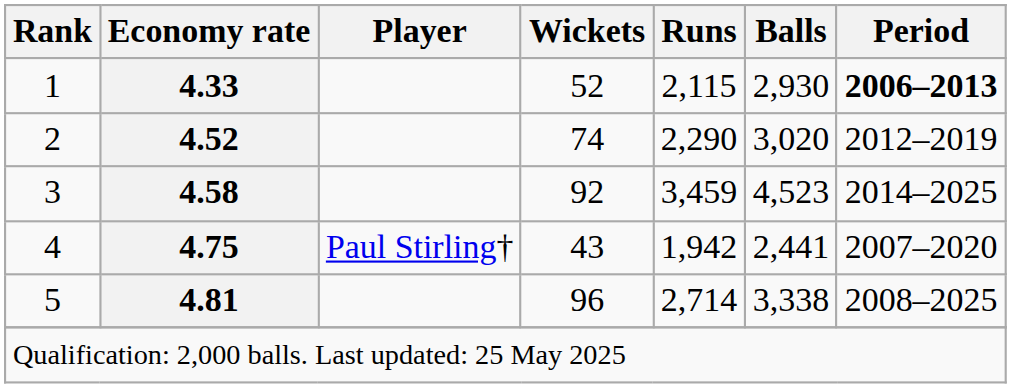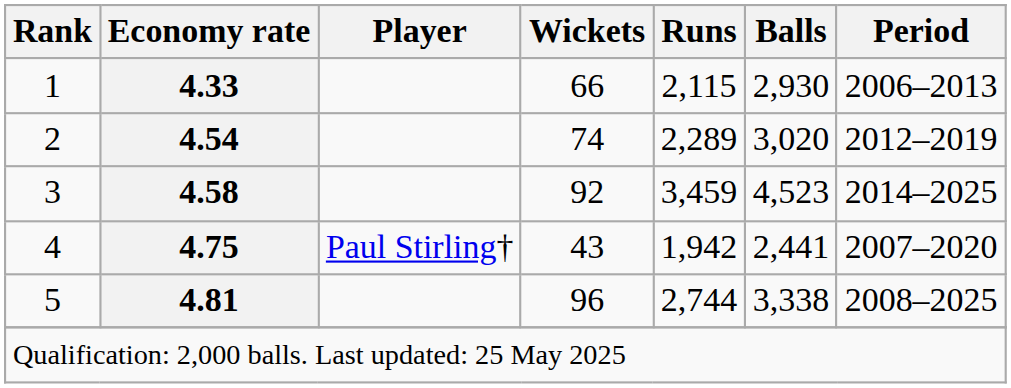(587, 85) 52 -> (587, 85) 66
(921, 85) bold -> (921, 85) normal
(209, 138) 4.52 -> (209, 138) 4.54
(699, 138) 2,290 -> (699, 138) 2,289
(699, 300) 2,714 -> (699, 300) 2,744
